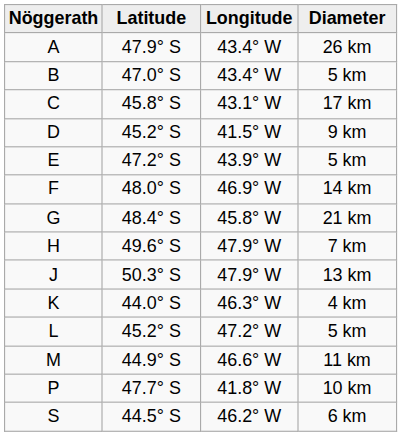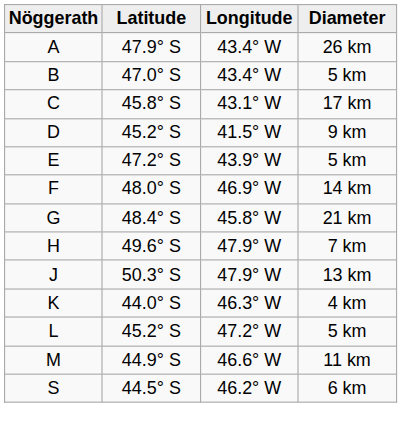- row: (53, 388)
